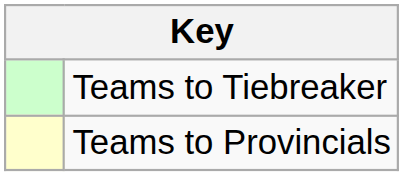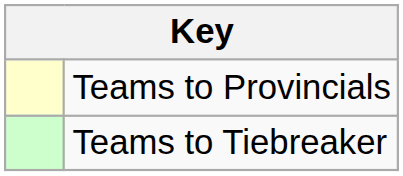rows swapped: (232, 142) <-> (230, 87)
